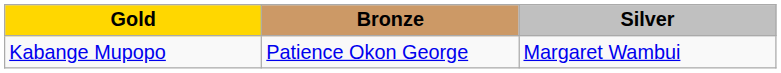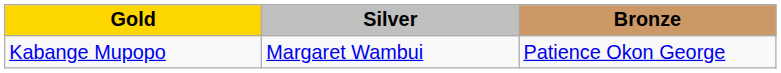columns swapped: (647, 20) <-> (390, 20)
